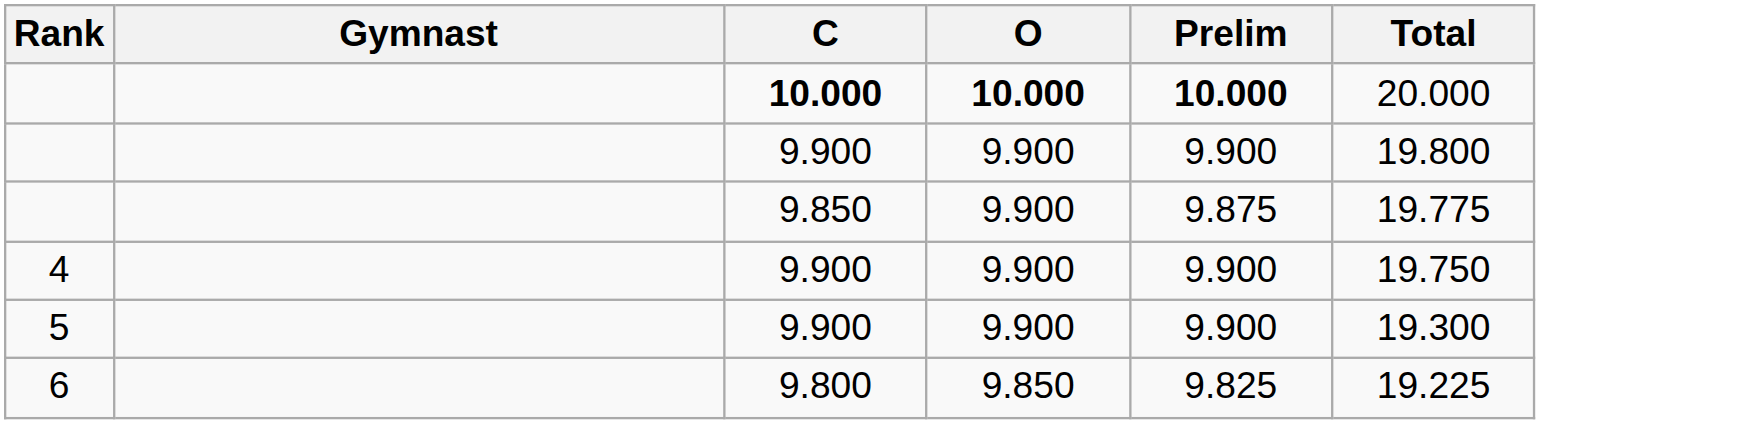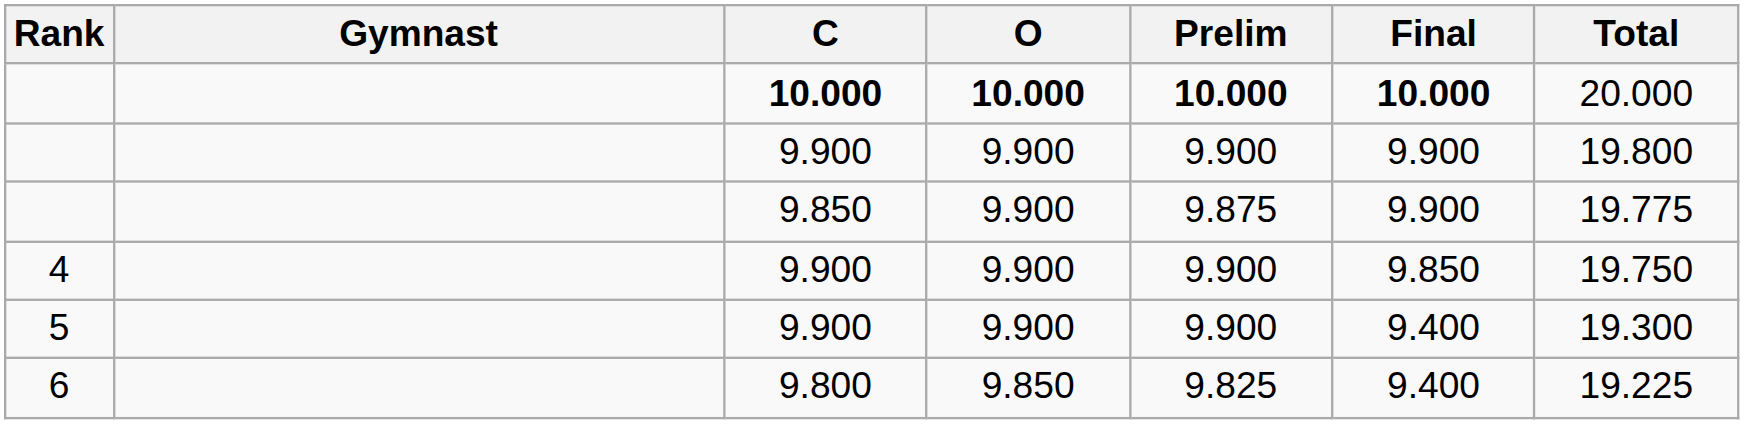+ column: (1434, 33)
